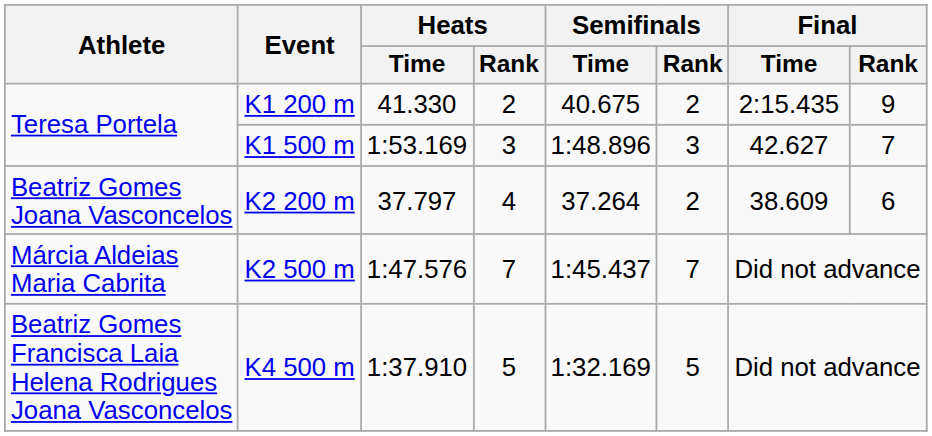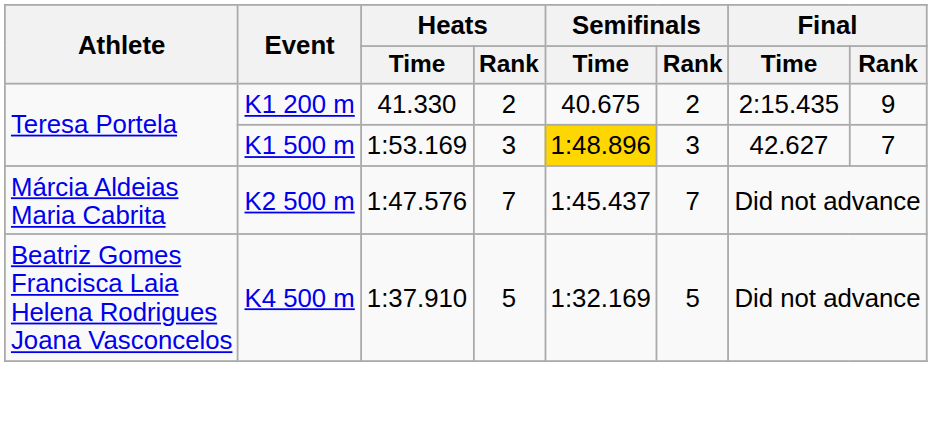(601, 146) no background -> (601, 146) gold background
- row: (300, 201)
